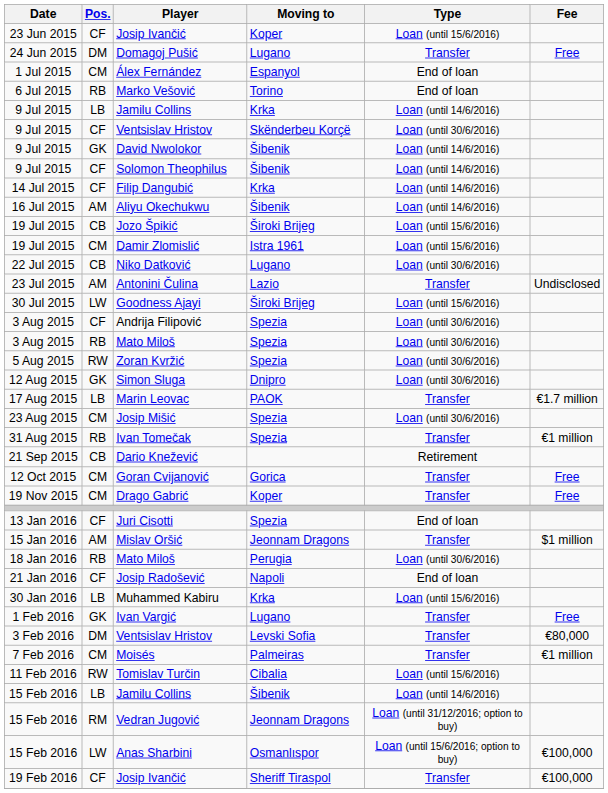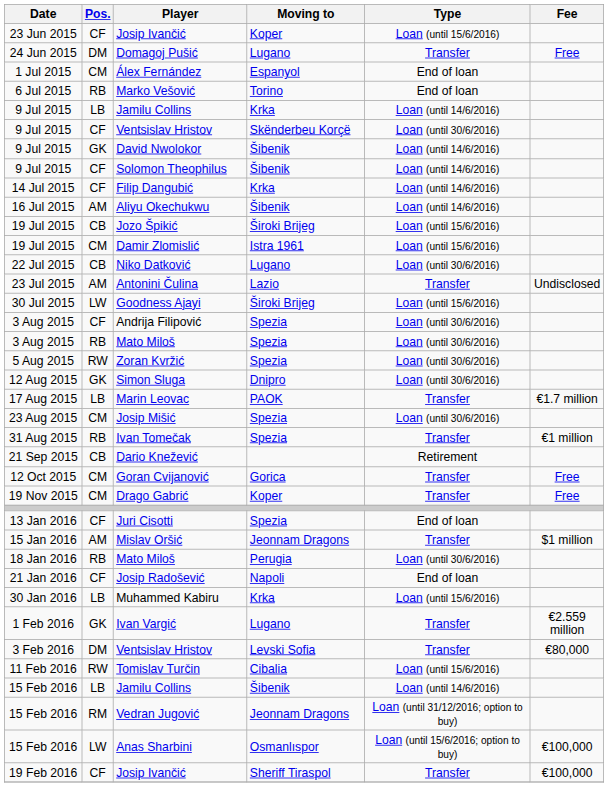(567, 617) Free -> (567, 623) €2.559 million
- row: (43, 655)
